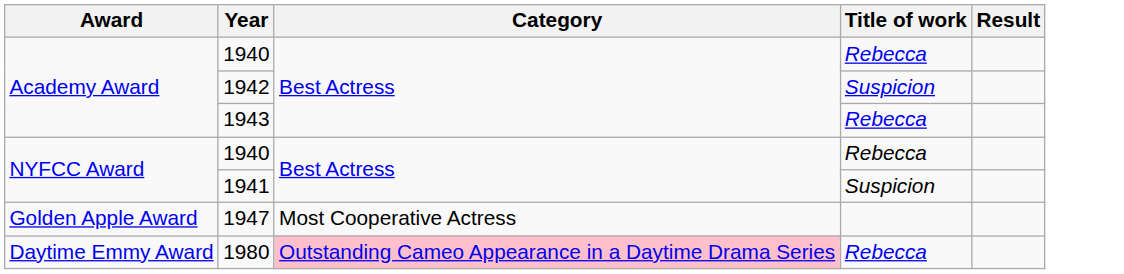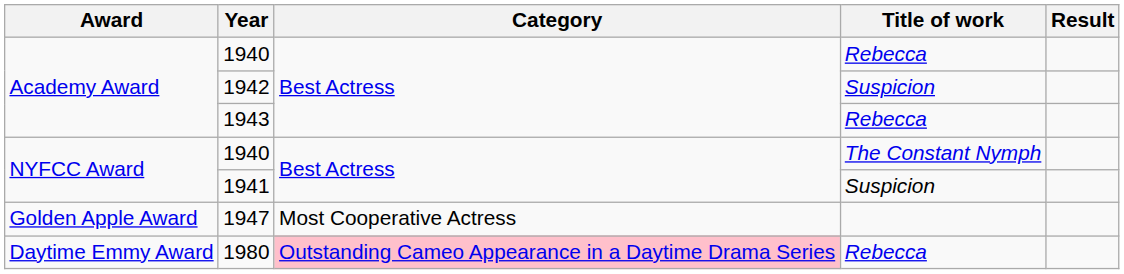(886, 152) Rebecca -> (943, 152) The Constant Nymph
